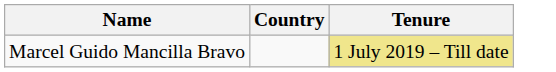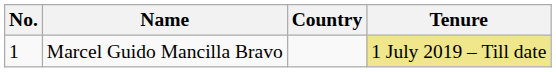+ column: (23, 19)
